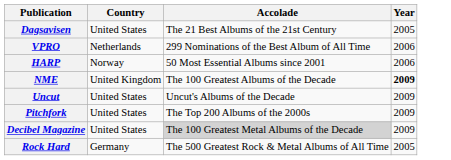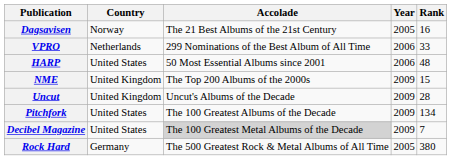+ column: (432, 12)
(118, 29) United States -> (107, 29) Norway
(107, 63) Norway -> (118, 63) United States
(251, 79) The 100 Greatest Albums of the Decade -> (238, 79) The Top 200 Albums of the 2000s
(404, 79) bold -> (404, 79) normal
(118, 96) United States -> (126, 96) United Kingdom
(238, 113) The Top 200 Albums of the 2000s -> (251, 113) The 100 Greatest Albums of the Decade
